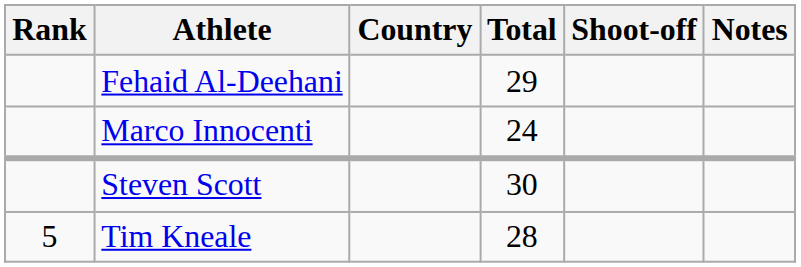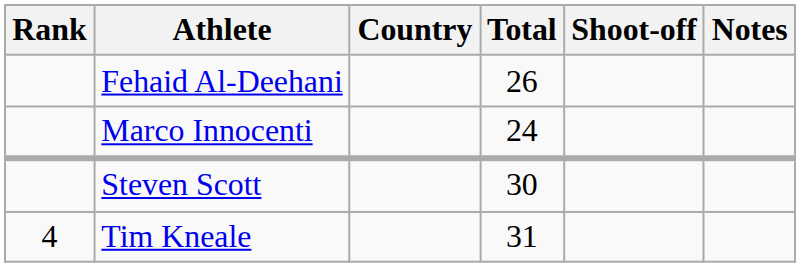(522, 80) 29 -> (522, 80) 26
(49, 235) 5 -> (49, 235) 4
(522, 235) 28 -> (522, 235) 31
